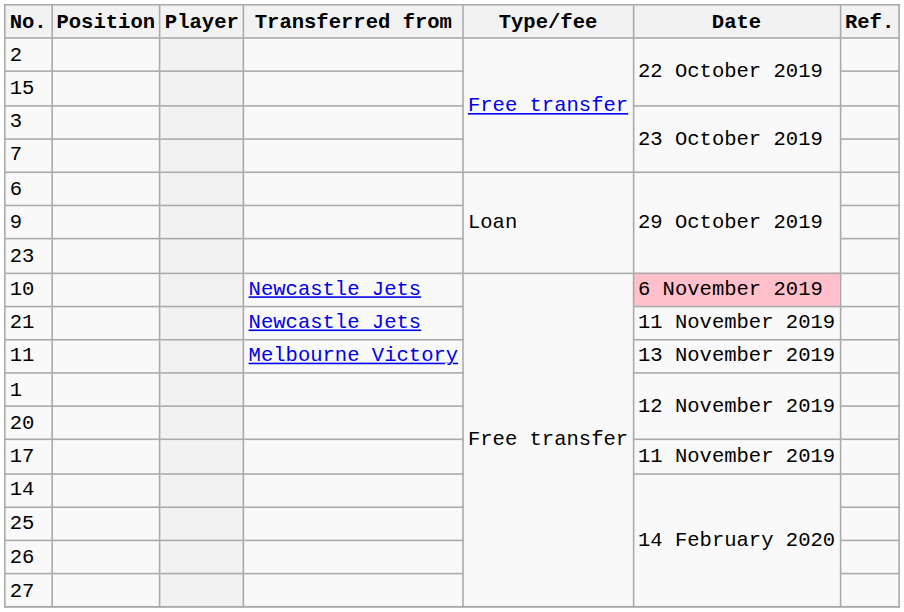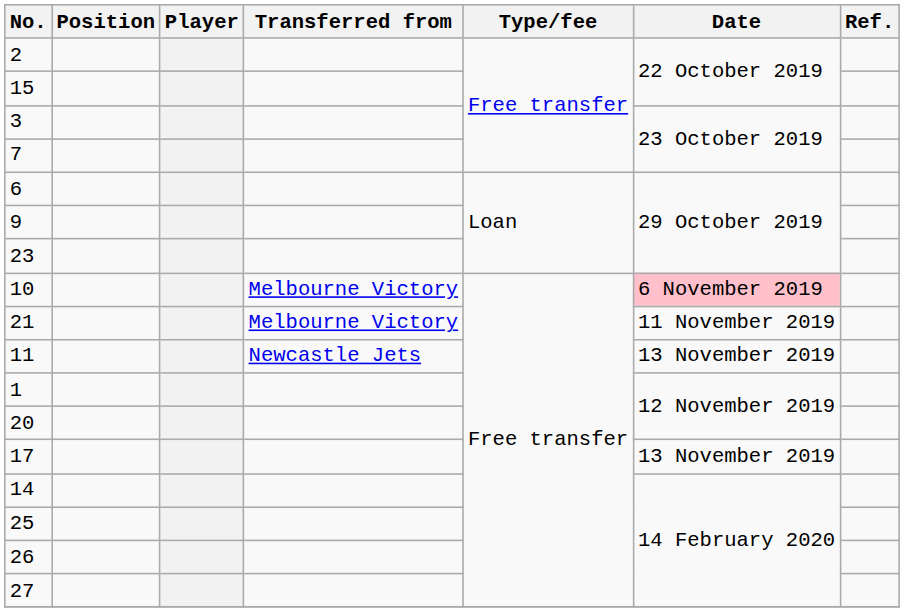(335, 289) Newcastle Jets -> (353, 289) Melbourne Victory
(335, 323) Newcastle Jets -> (353, 323) Melbourne Victory
(353, 356) Melbourne Victory -> (335, 356) Newcastle Jets
(737, 457) 11 November 2019 -> (737, 457) 13 November 2019
